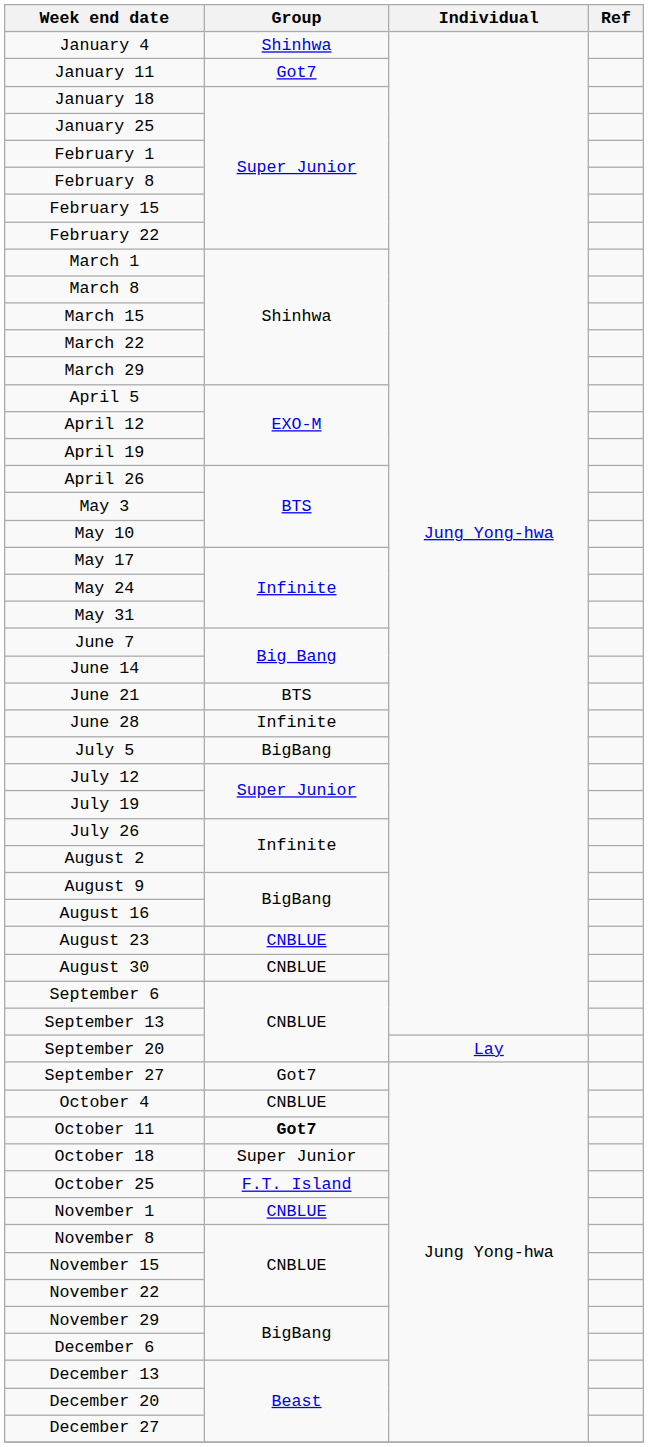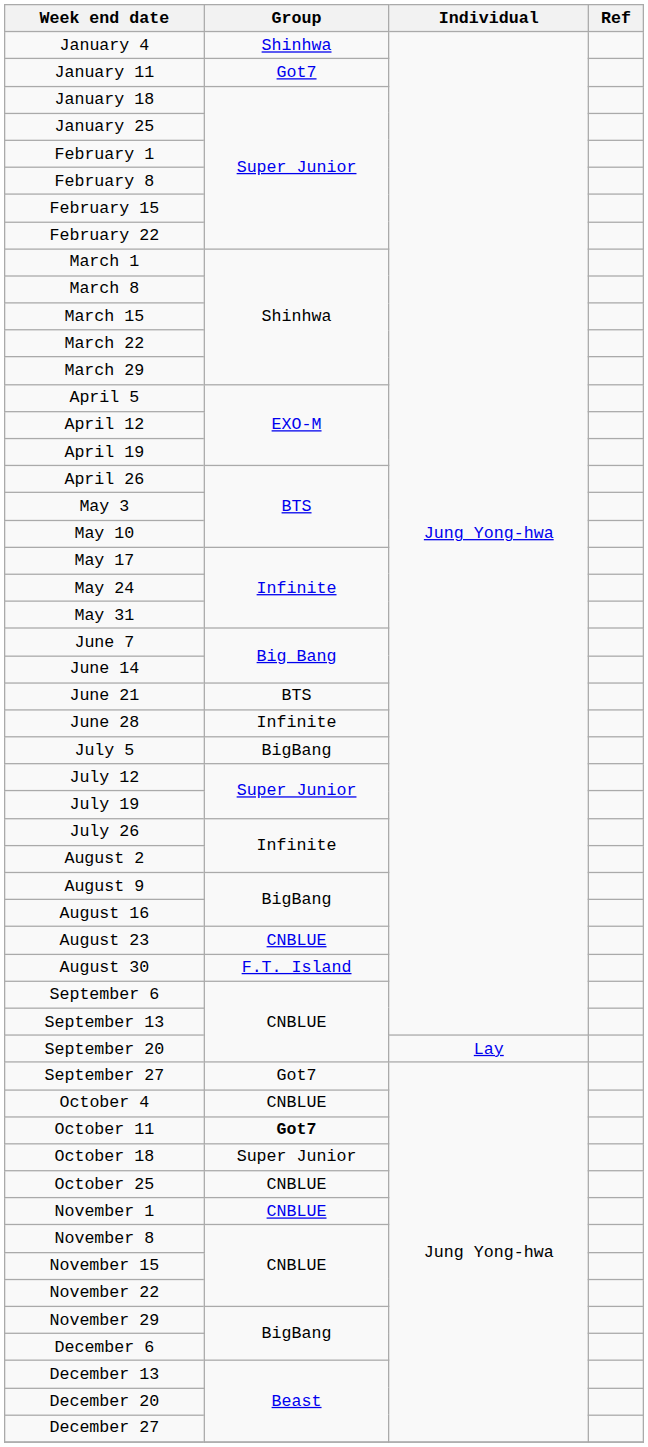(297, 967) CNBLUE -> (297, 967) F.T. Island
(297, 1184) F.T. Island -> (297, 1184) CNBLUE
